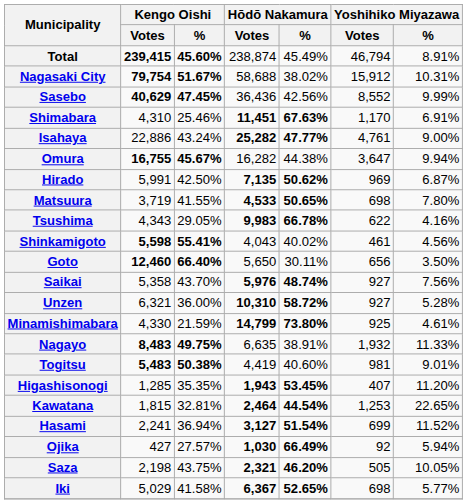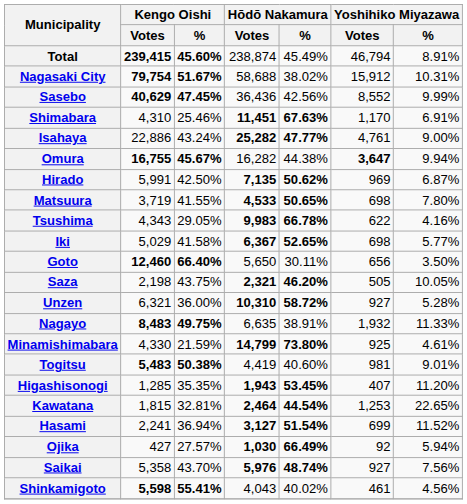(374, 158) normal -> (374, 158) bold
rows swapped: (63, 488) <-> (63, 241)
rows swapped: (63, 282) <-> (63, 467)
rows swapped: (63, 323) <-> (63, 344)
